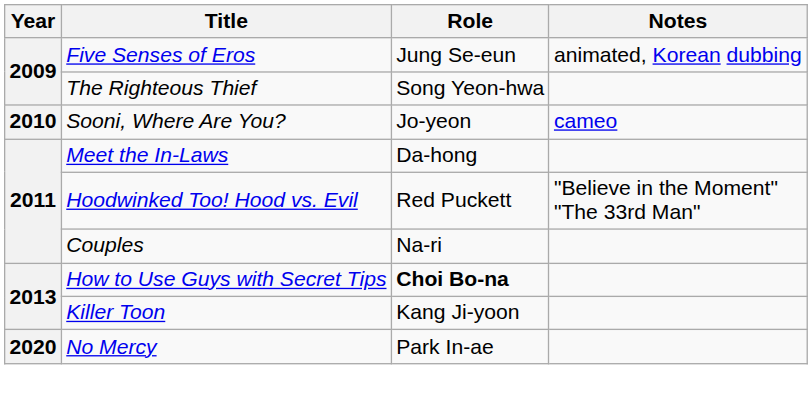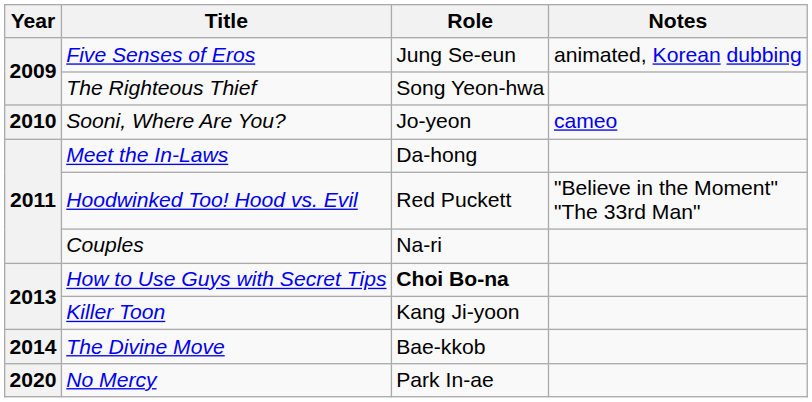+ row: (145, 346)
